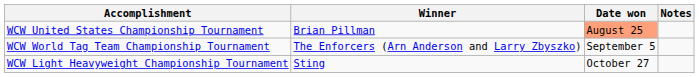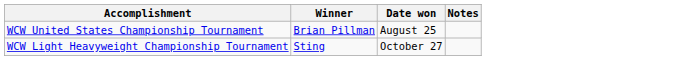(615, 30) lightsalmon background -> (408, 30) no background
- row: (138, 47)
